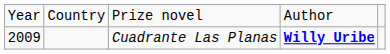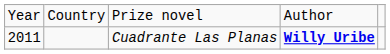(24, 38) 2009 -> (24, 38) 2011
